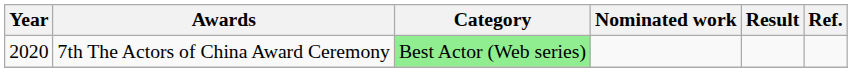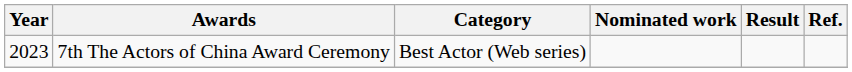(29, 51) 2020 -> (29, 51) 2023
(492, 51) lightgreen background -> (492, 51) no background
